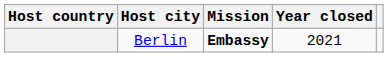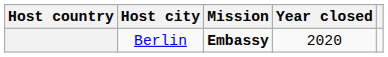(324, 40) 2021 -> (324, 40) 2020
